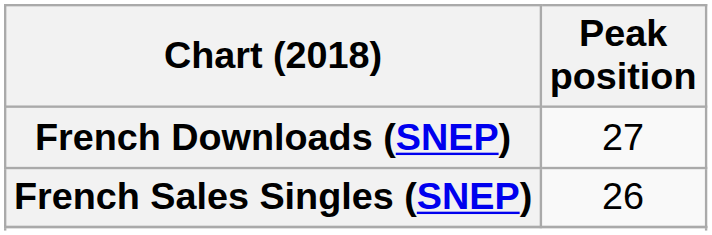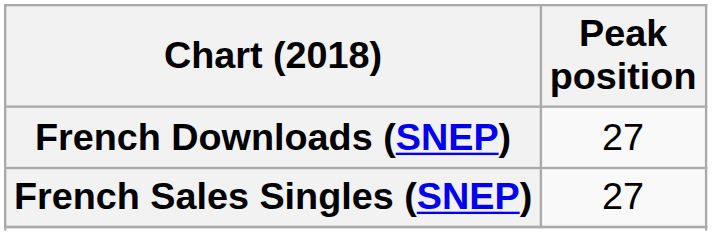(623, 196) 26 -> (623, 196) 27
